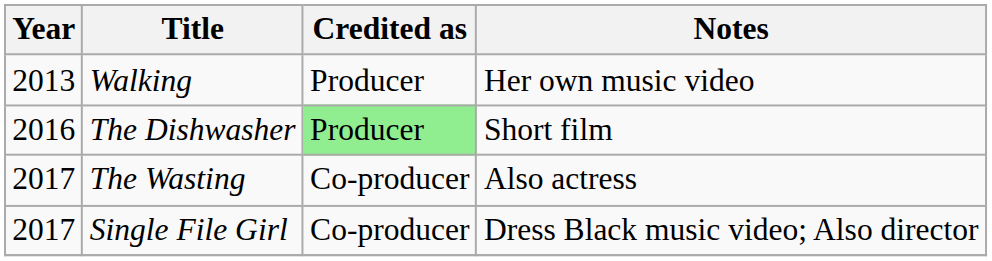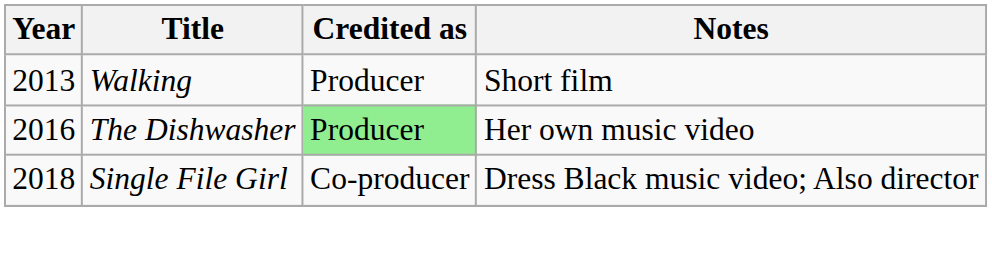(619, 79) Her own music video -> (548, 79) Short film
(548, 129) Short film -> (619, 129) Her own music video
- row: (168, 179)
(44, 229) 2017 -> (44, 179) 2018
